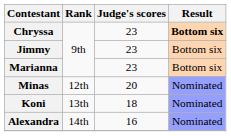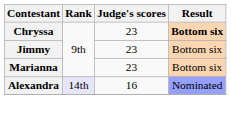- row: (33, 85)
- row: (33, 103)
(78, 121) no background -> (78, 85) lavender background
